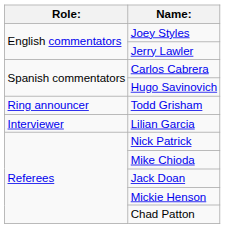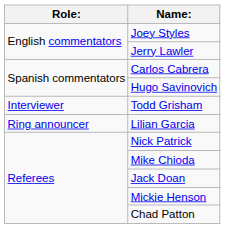(48, 105) Ring announcer -> (36, 105) Interviewer
(36, 123) Interviewer -> (48, 123) Ring announcer
